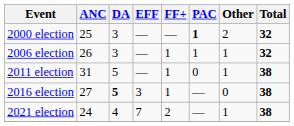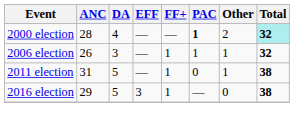(86, 33) 25 -> (86, 33) 28
(115, 33) 3 -> (115, 33) 4
(266, 33) no background -> (266, 33) paleturquoise background
(86, 92) 27 -> (86, 92) 29
(115, 92) bold -> (115, 92) normal
- row: (41, 111)
